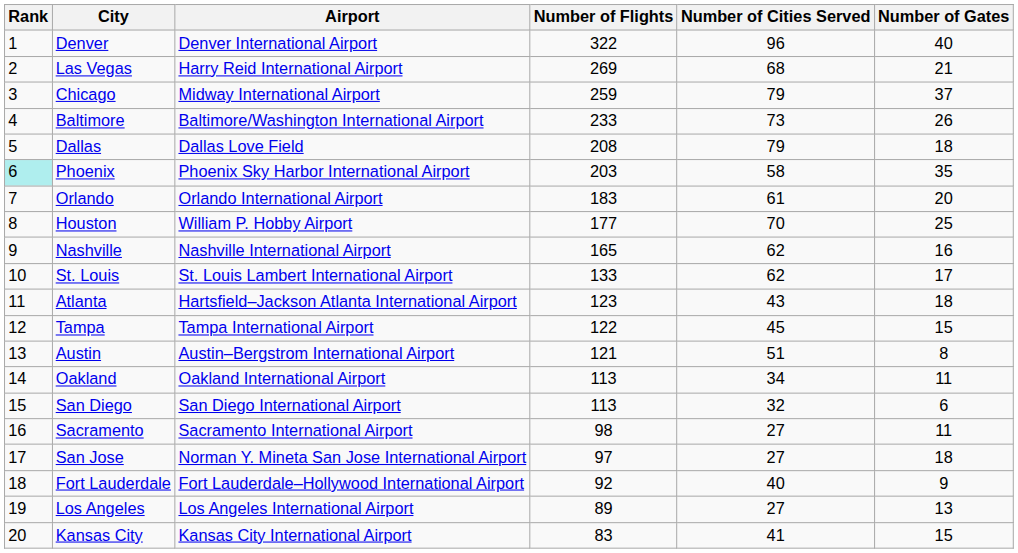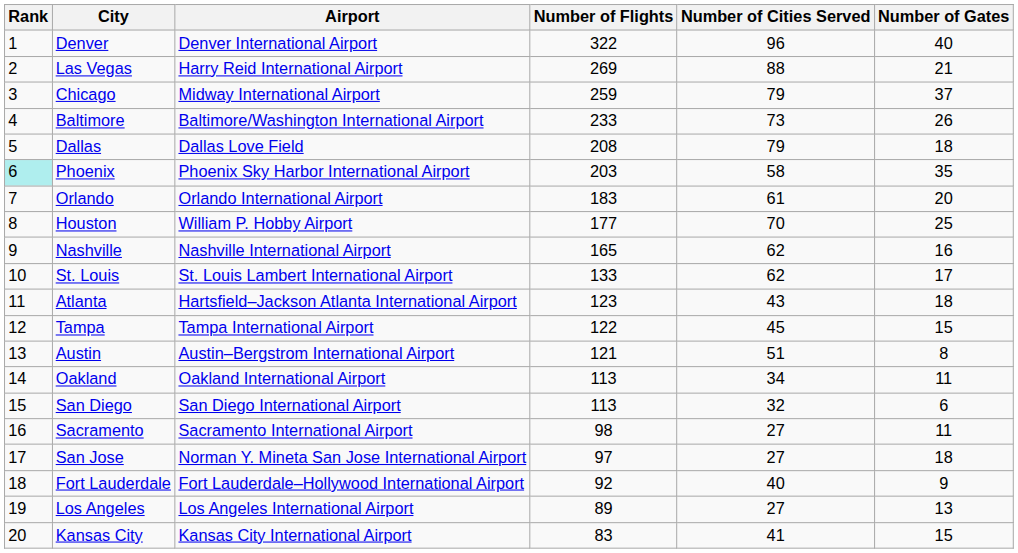(776, 69) 68 -> (776, 69) 88
